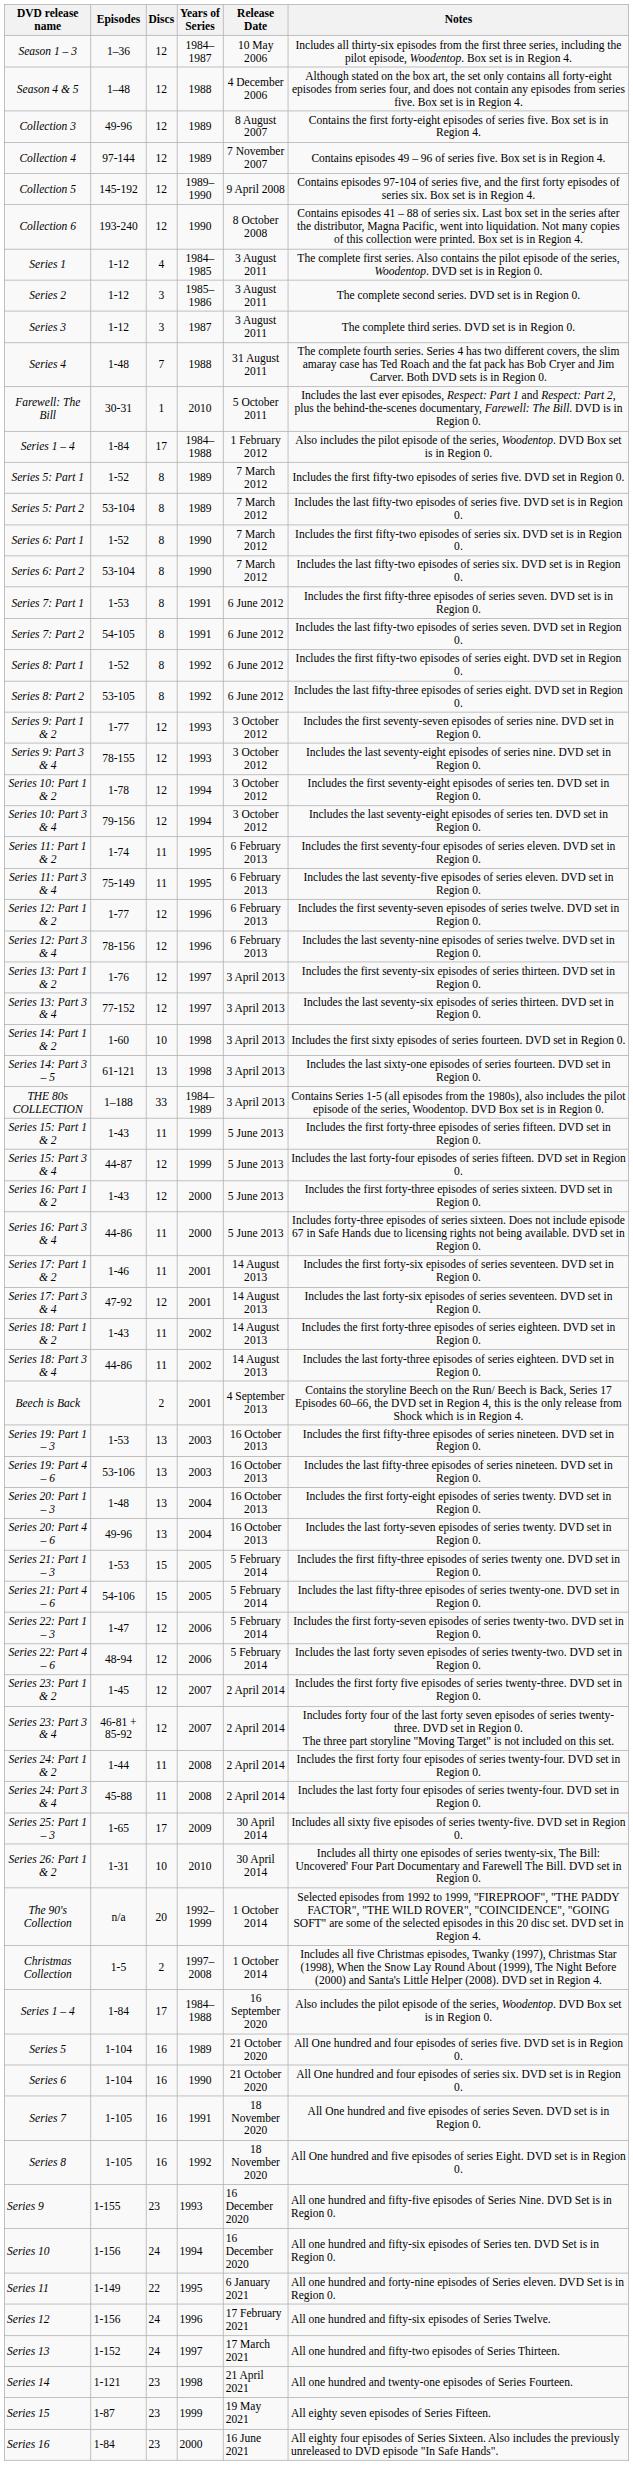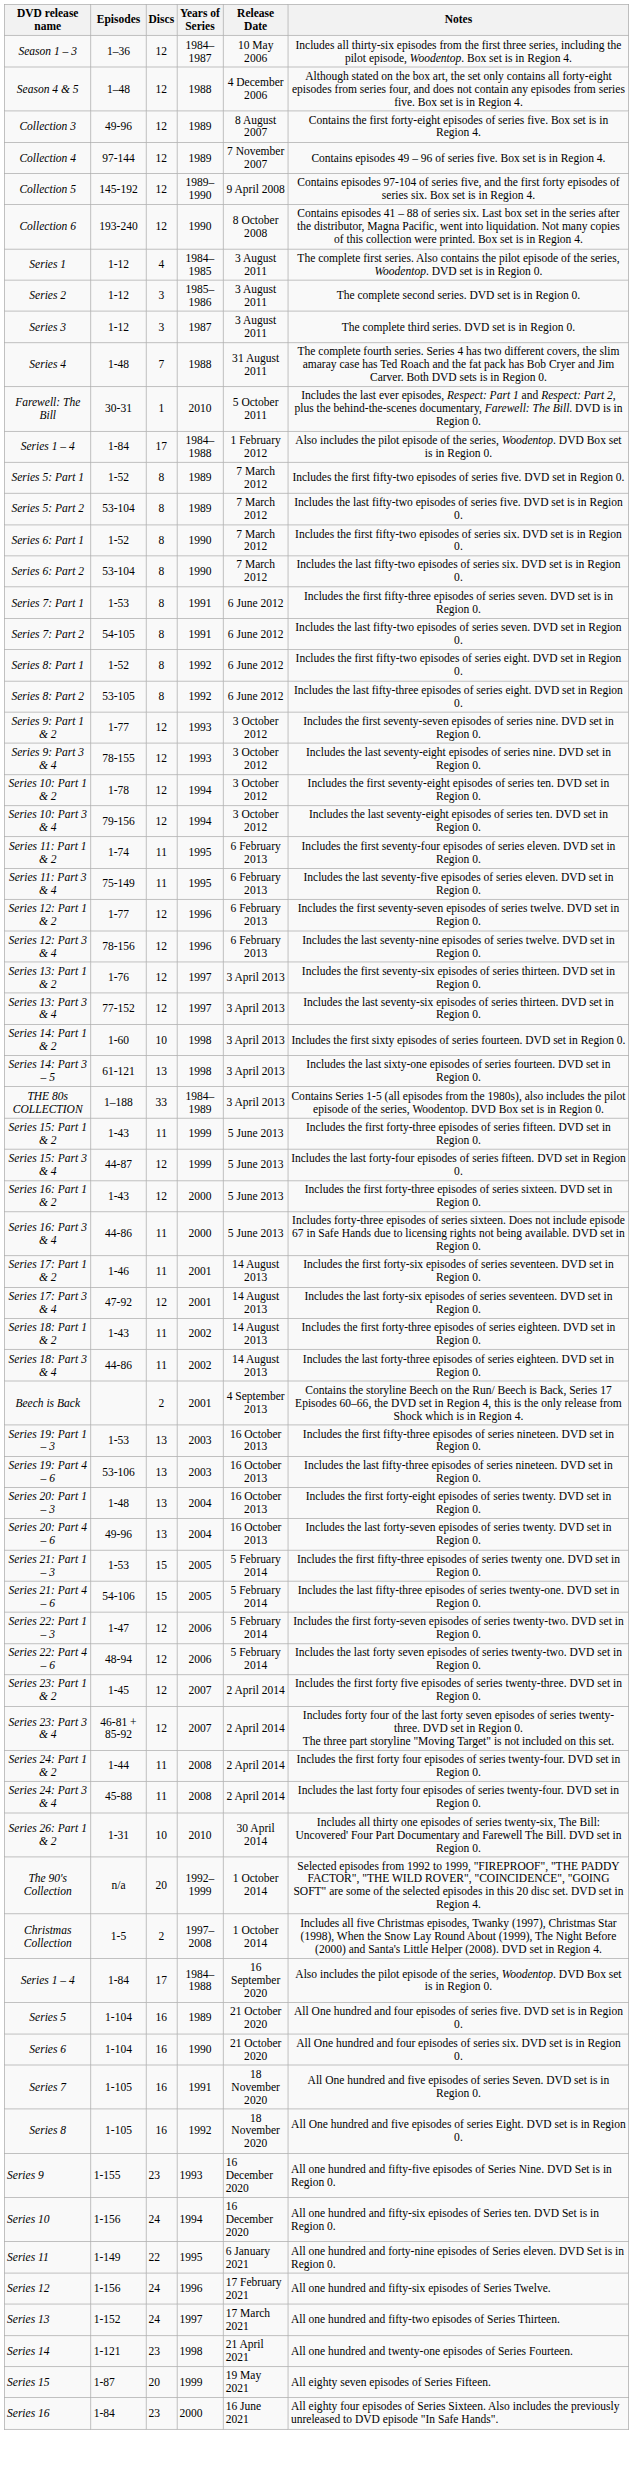- row: (48, 1828)
(154, 2413) 23 -> (154, 2382) 20
